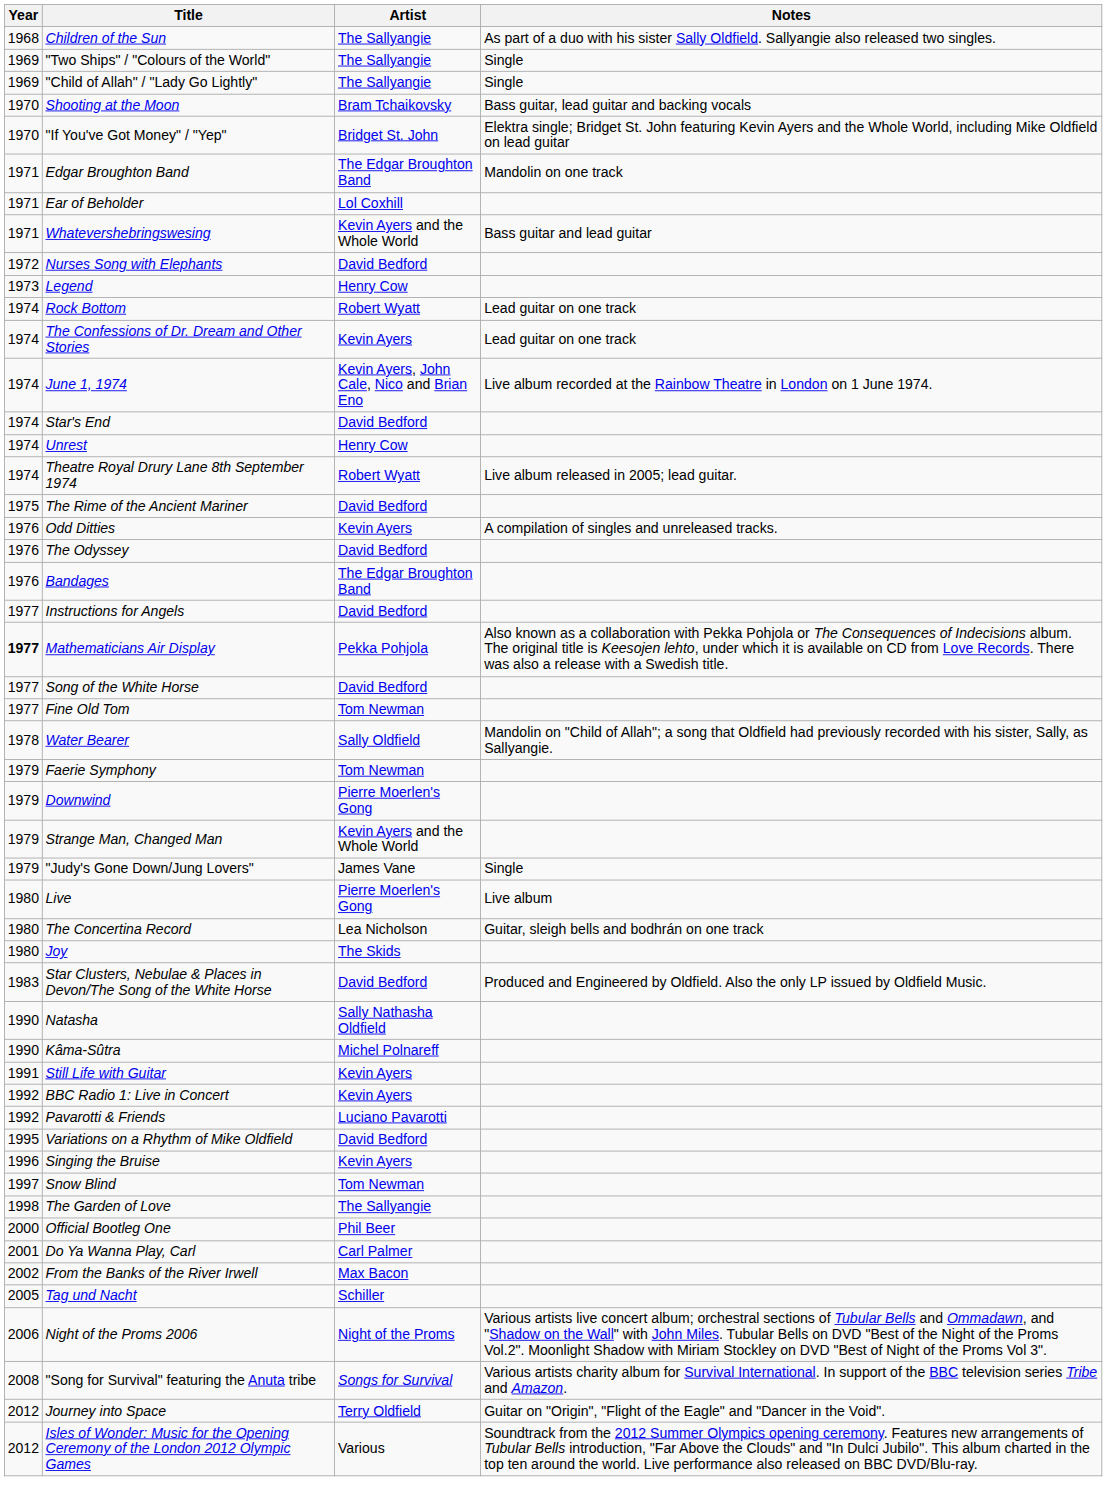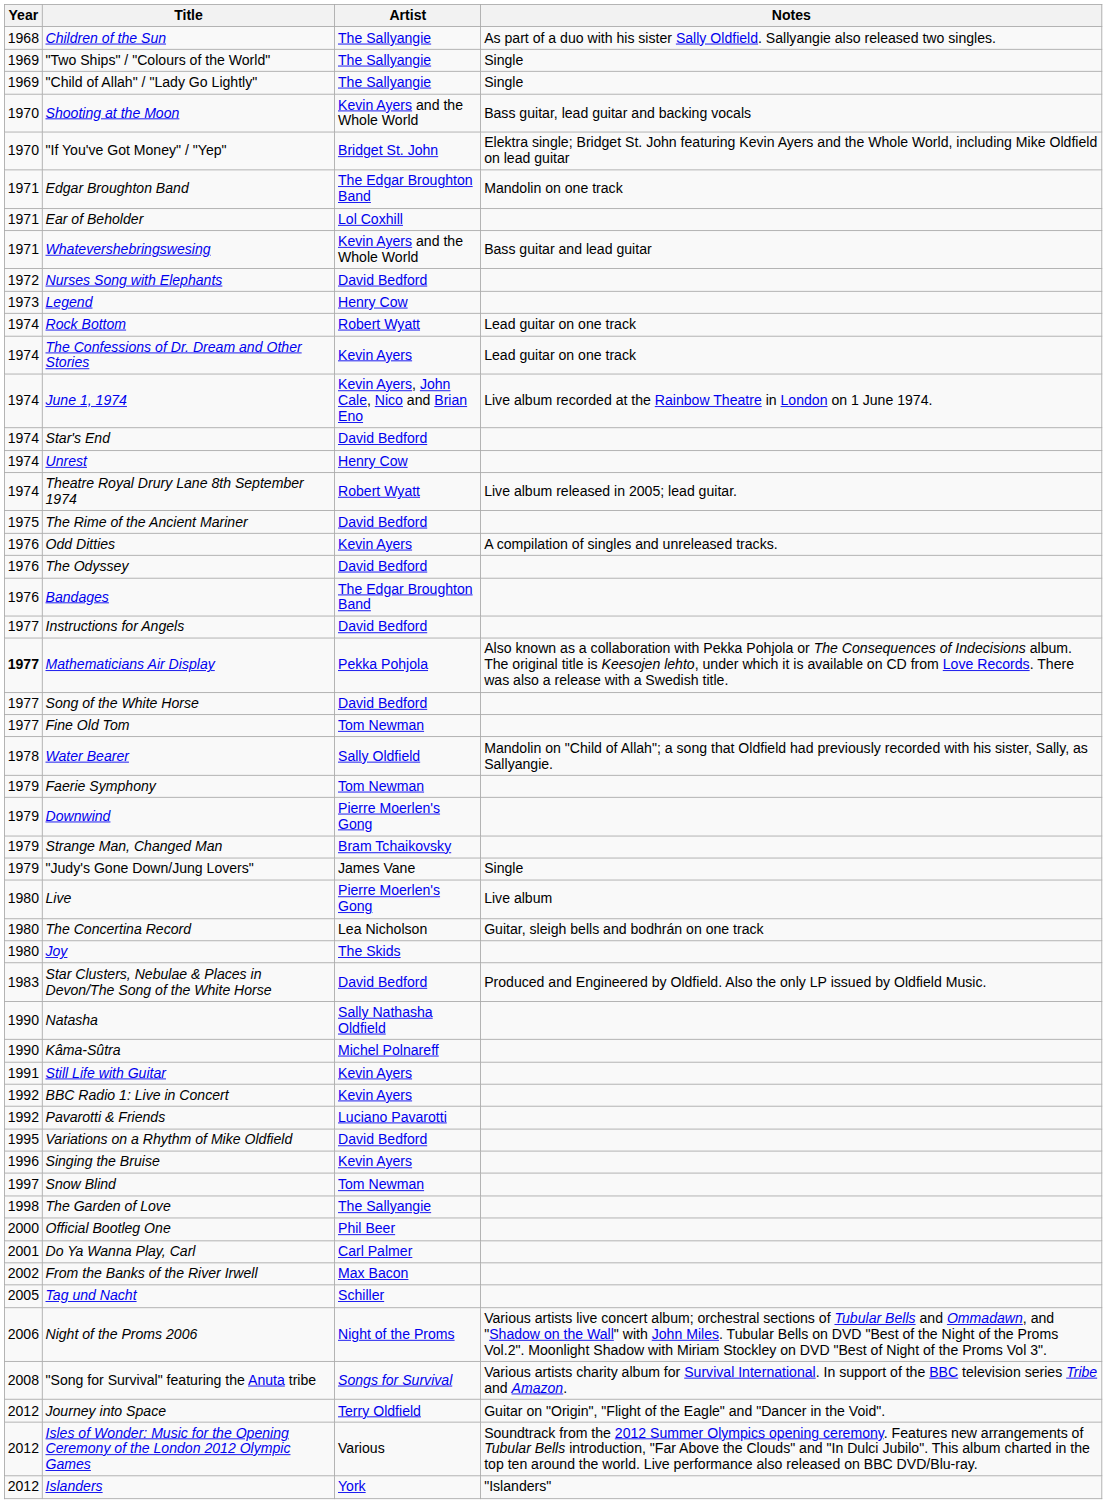(395, 104) Bram Tchaikovsky -> (400, 112) Kevin Ayers and the Whole World
(400, 838) Kevin Ayers and the Whole World -> (395, 846) Bram Tchaikovsky
+ row: (74, 1487)
